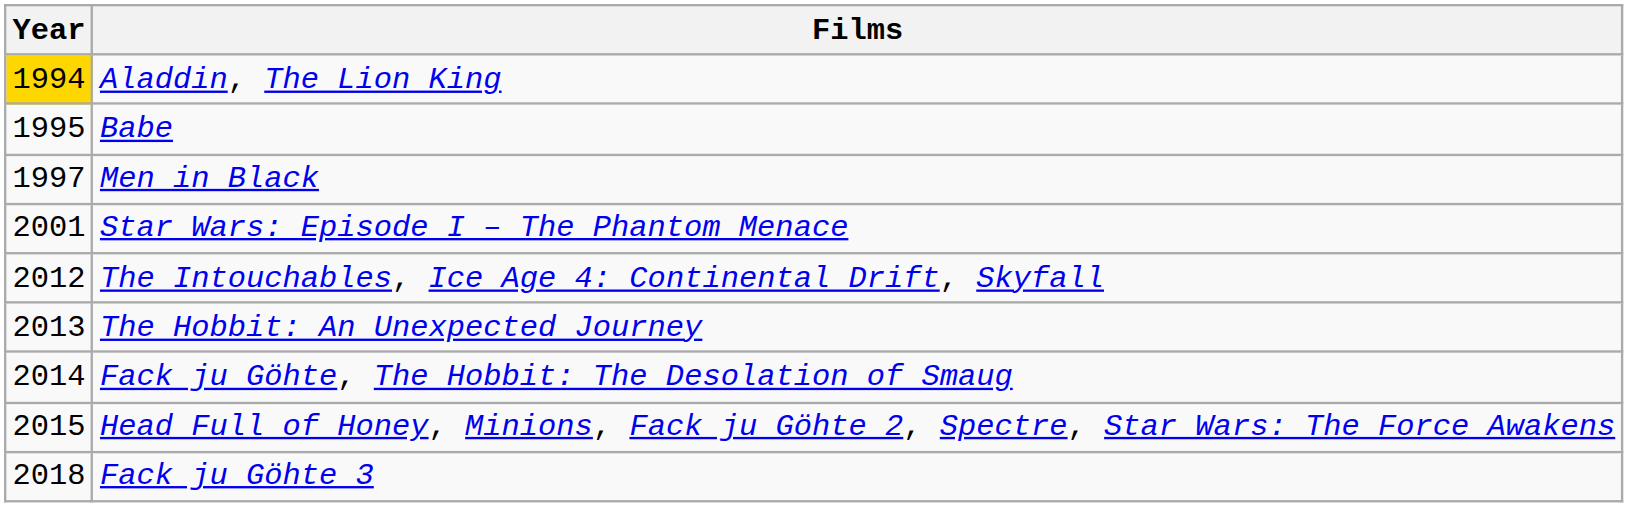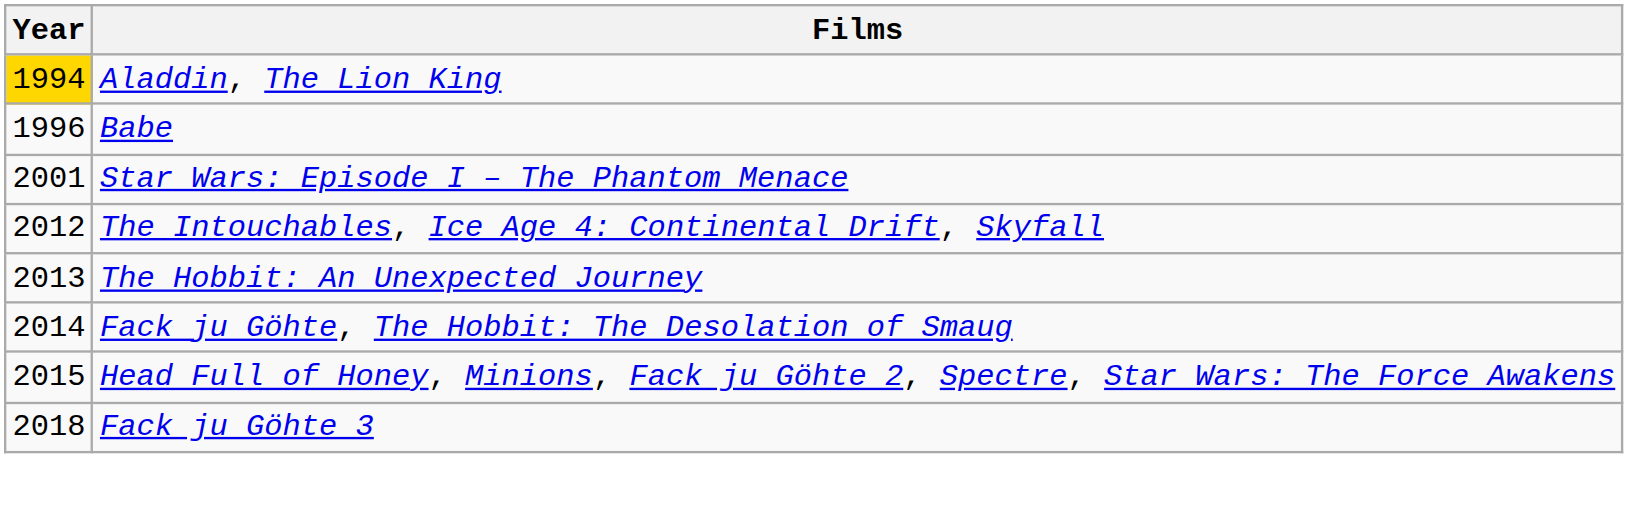(49, 129) 1995 -> (49, 129) 1996
- row: (209, 179)
